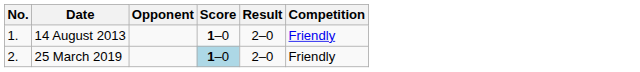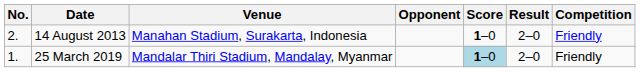+ column: (262, 14)
(13, 35) 1. -> (13, 35) 2.
(13, 56) 2. -> (13, 56) 1.
